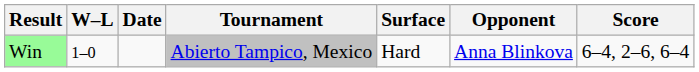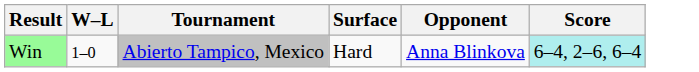- column: (142, 19)
(636, 50) no background -> (588, 50) paleturquoise background
